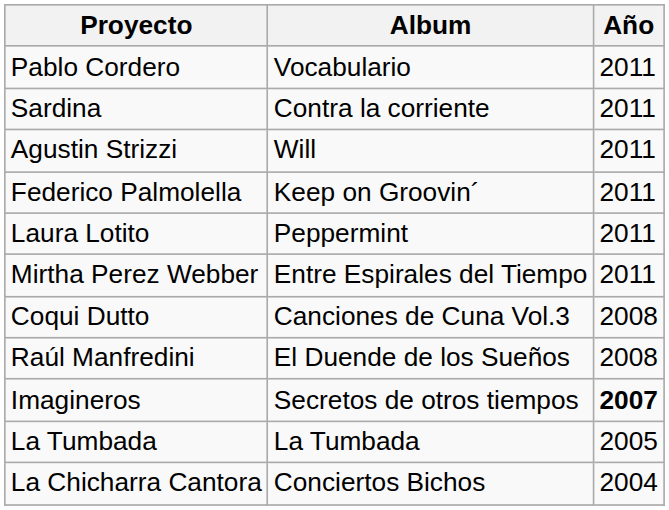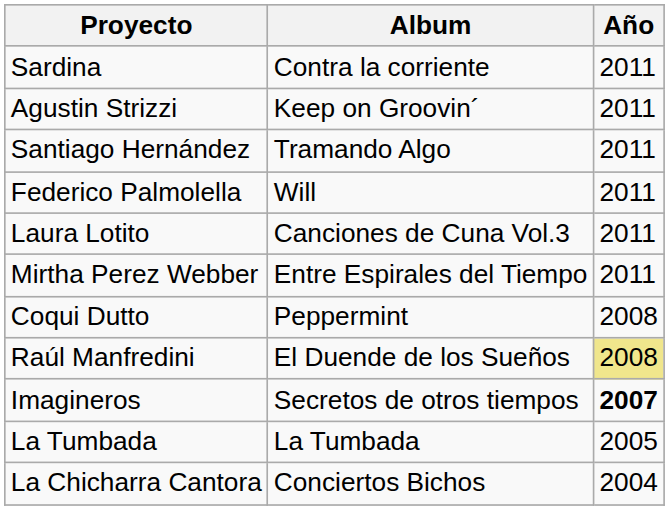- row: (95, 66)
(295, 150) Will -> (377, 108) Keep on Groovin´
+ row: (130, 150)
(377, 191) Keep on Groovin´ -> (295, 191) Will
(341, 233) Peppermint -> (422, 233) Canciones de Cuna Vol.3
(422, 316) Canciones de Cuna Vol.3 -> (341, 316) Peppermint
(629, 358) no background -> (629, 358) khaki background
